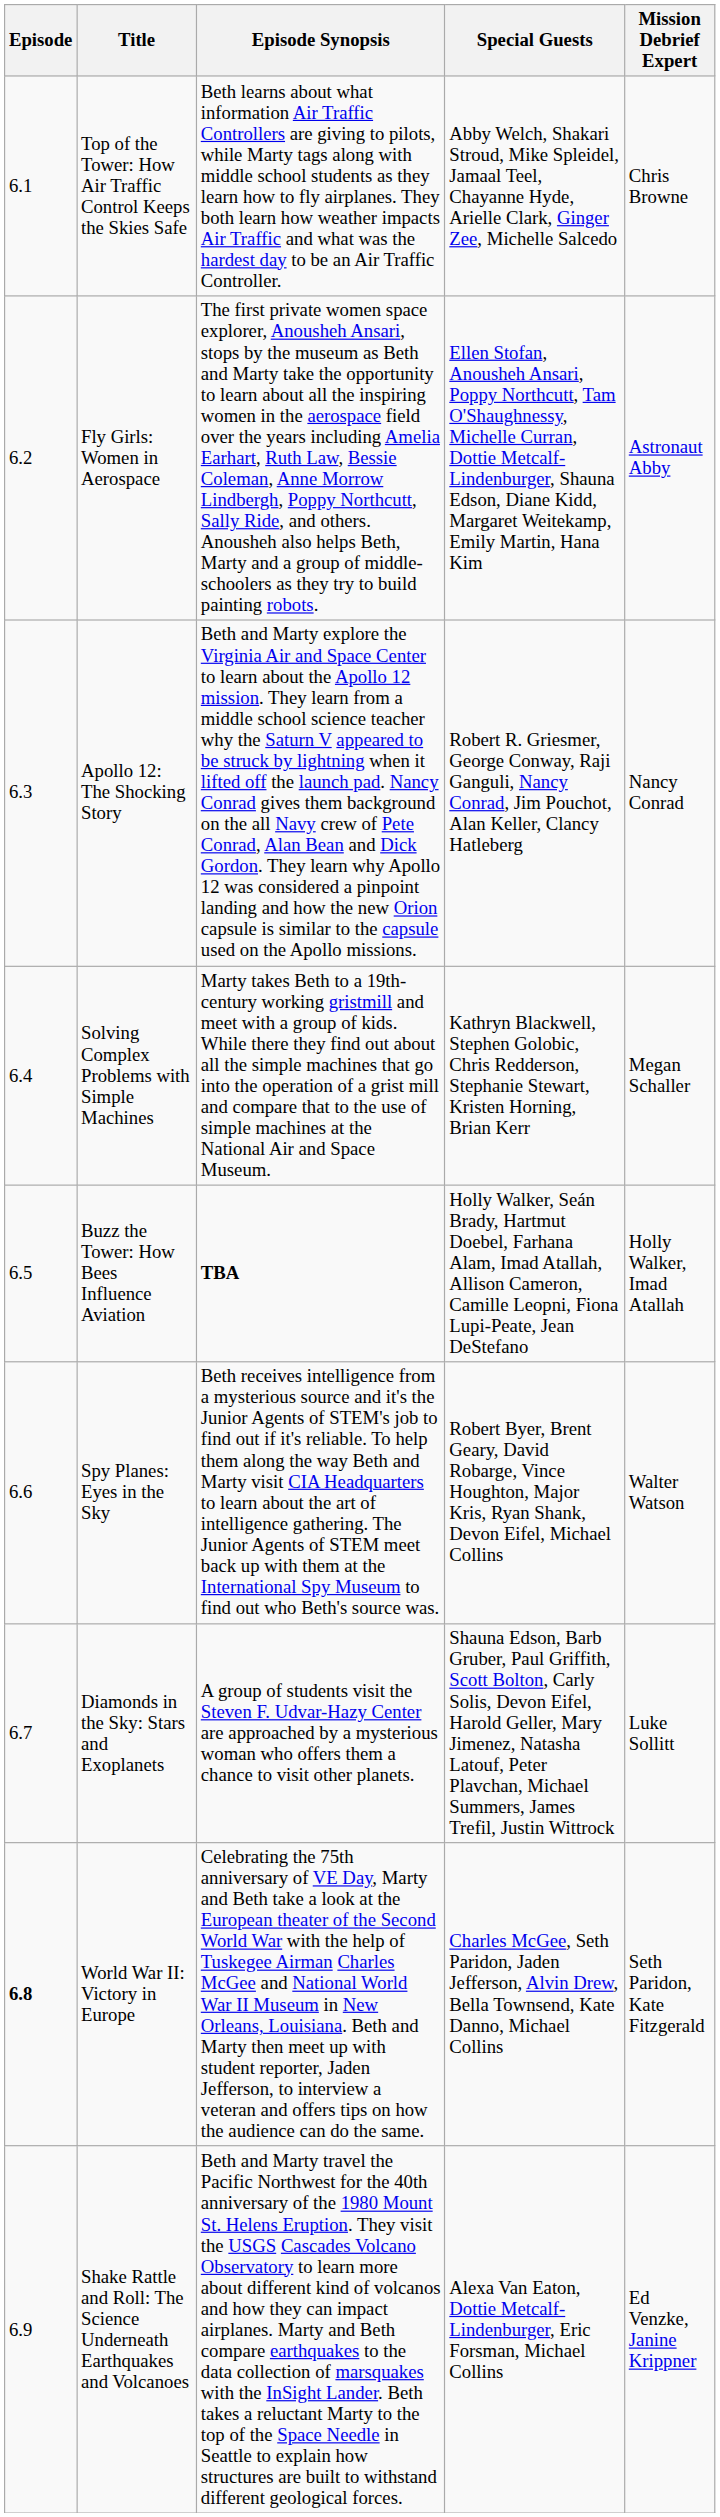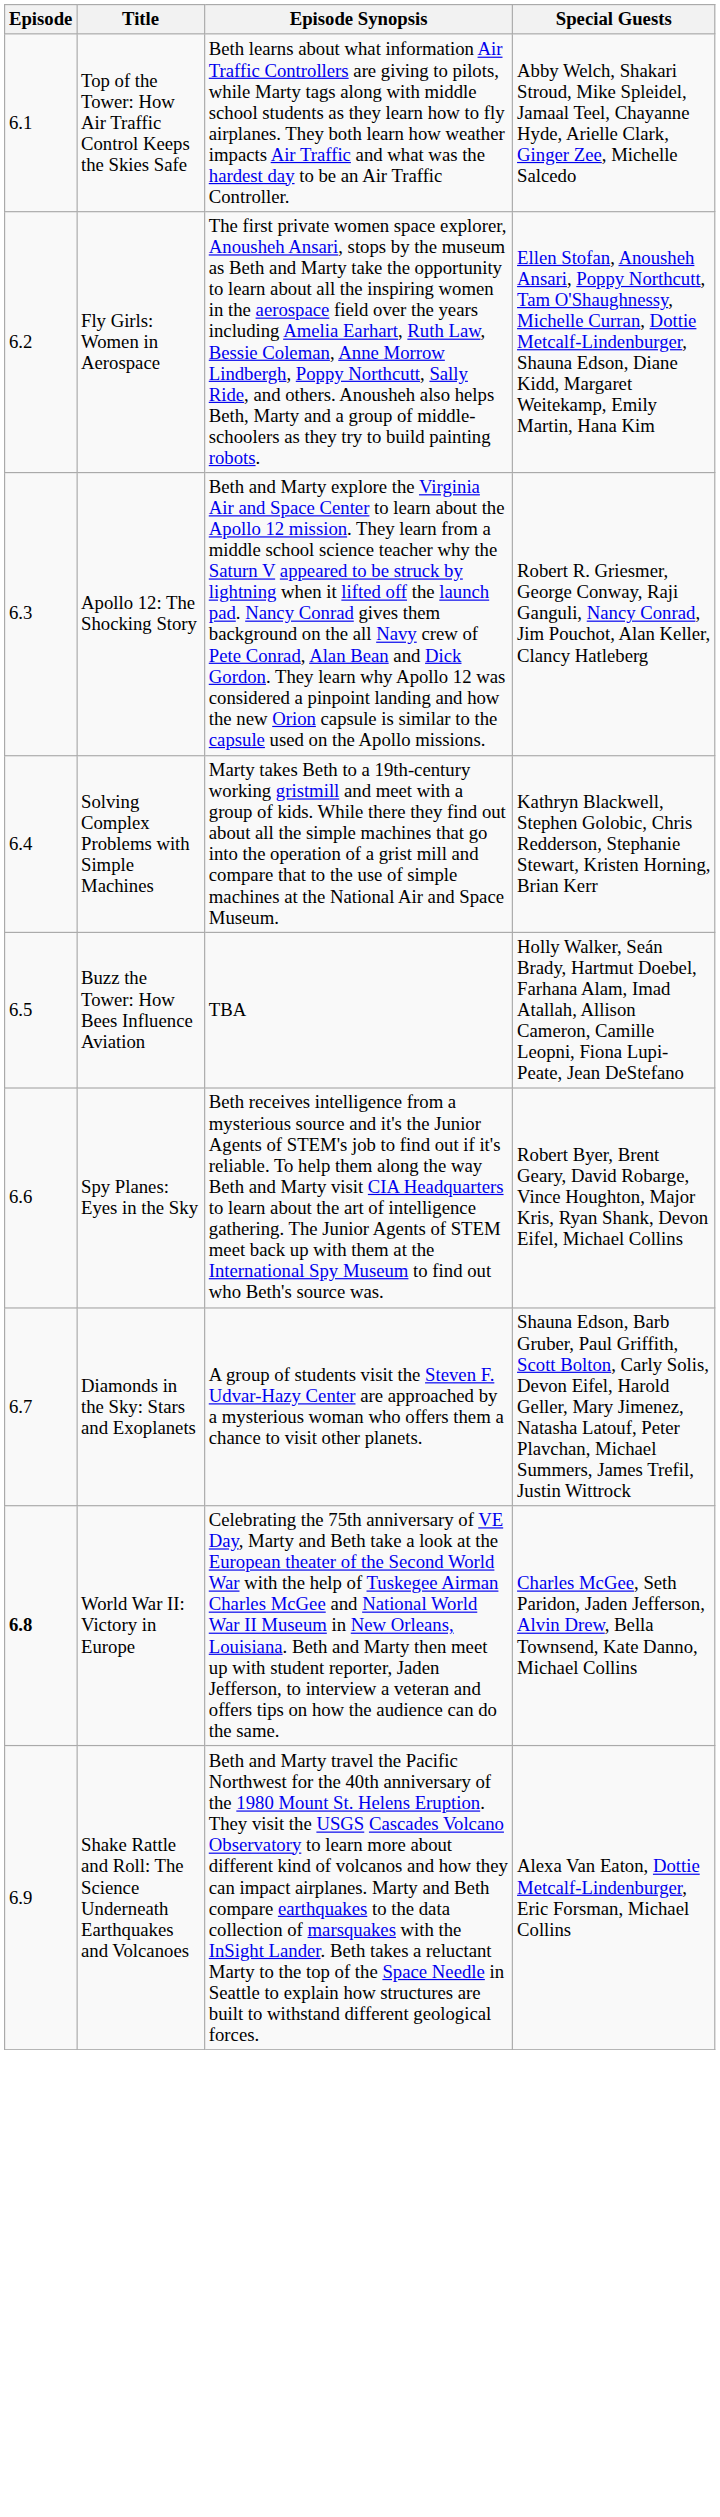- column: (670, 40)
(220, 1273) bold -> (227, 1010) normal
